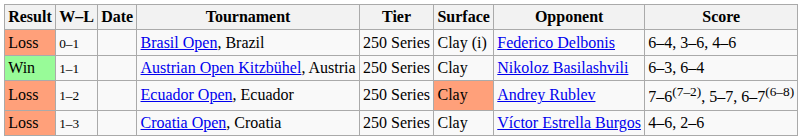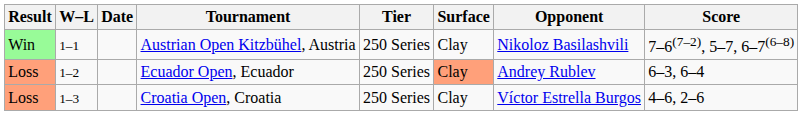- row: (203, 42)
(676, 67) 6–3, 6–4 -> (721, 44) 7–6(7–2), 5–7, 6–7(6–8)
(721, 95) 7–6(7–2), 5–7, 6–7(6–8) -> (676, 72) 6–3, 6–4
